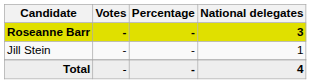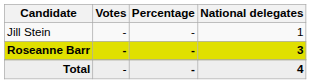rows swapped: (49, 32) <-> (29, 50)
